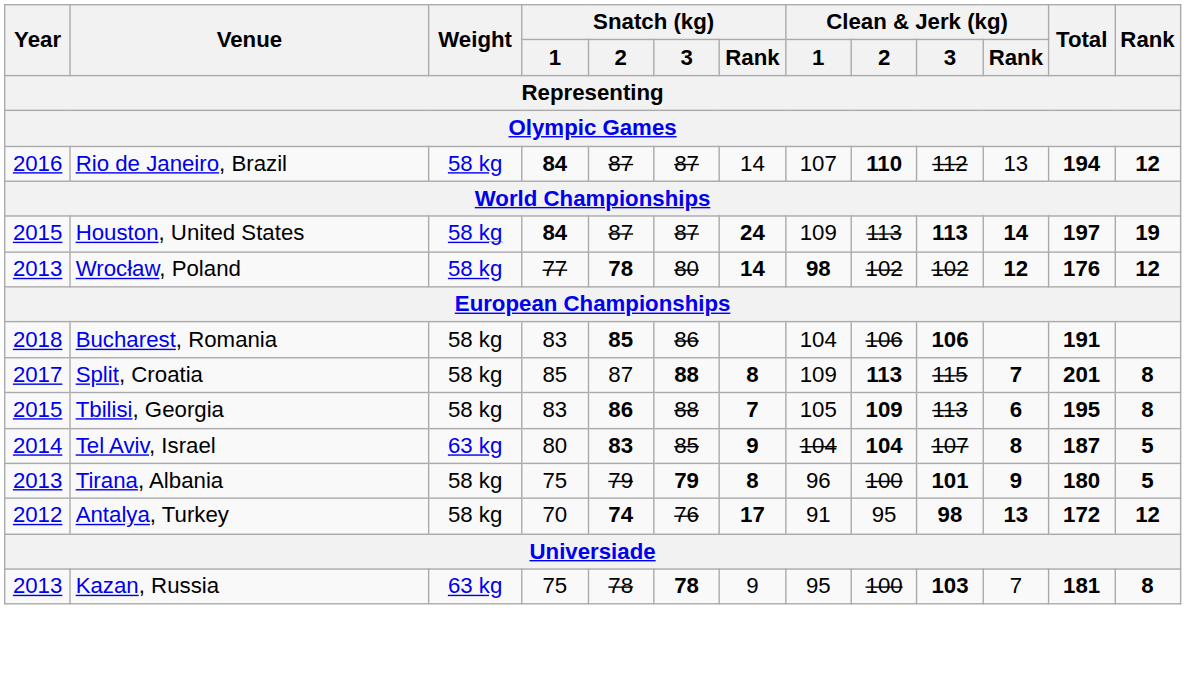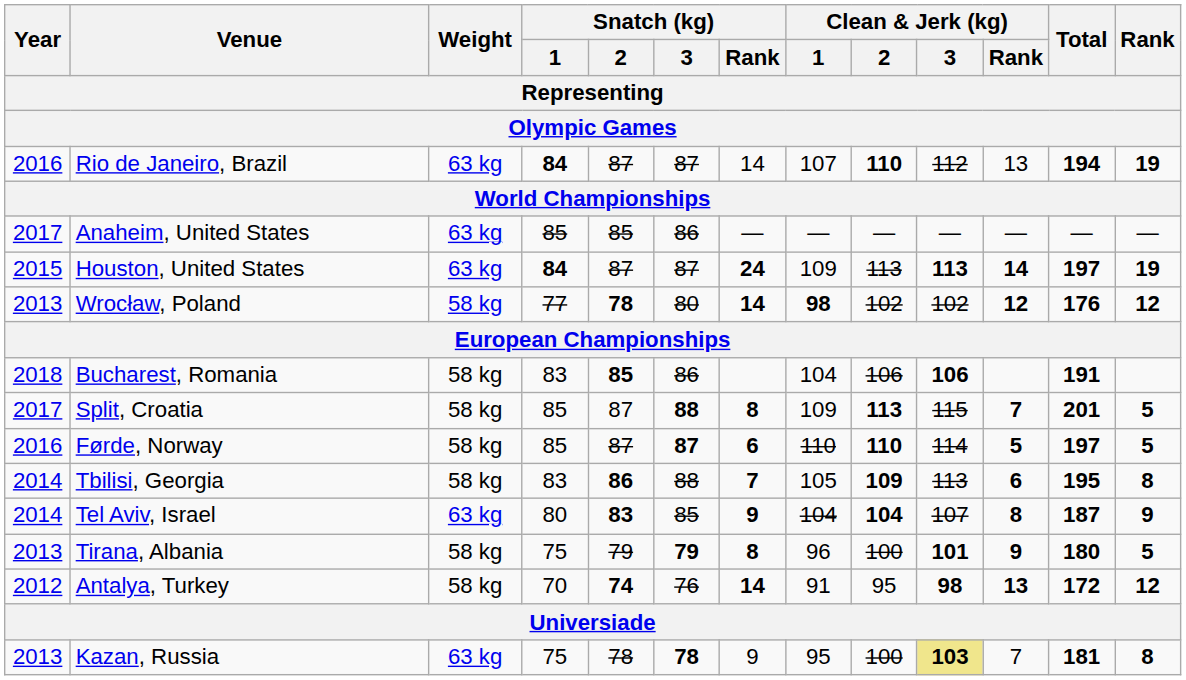(475, 163) 58 kg -> (475, 163) 63 kg
(1148, 163) 12 -> (1148, 163) 19
+ row: (193, 233)
(475, 233) 58 kg -> (475, 269) 63 kg
(1148, 374) 8 -> (1148, 410) 5
+ row: (149, 445)
(38, 410) 2015 -> (38, 480) 2014
(1148, 445) 5 -> (1148, 515) 9
(752, 515) 17 -> (752, 586) 14
(950, 586) no background -> (950, 657) khaki background
